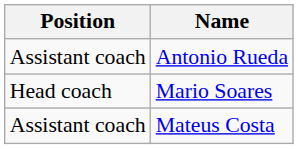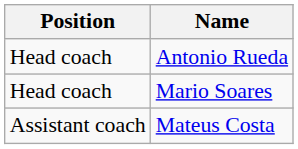(78, 56) Assistant coach -> (61, 56) Head coach
